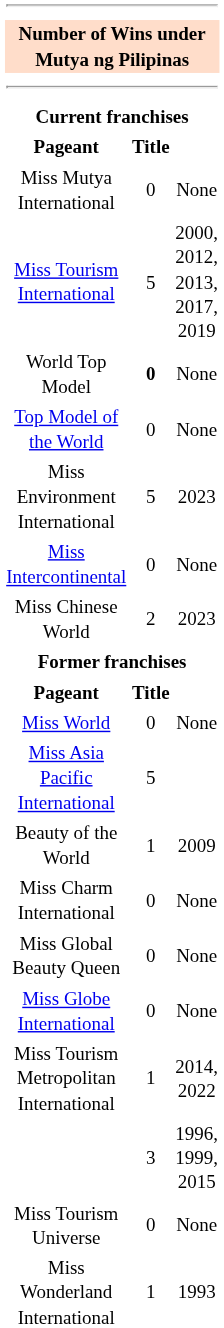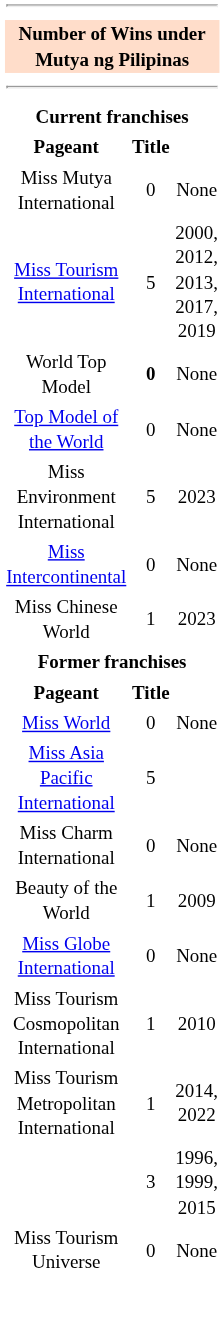(151, 619) 2 -> (151, 619) 1
rows swapped: (66, 845) <-> (66, 900)
- row: (66, 955)
+ row: (66, 1023)
- row: (66, 1293)
